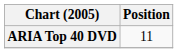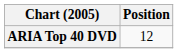(146, 36) 11 -> (146, 36) 12
